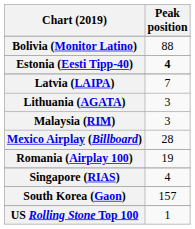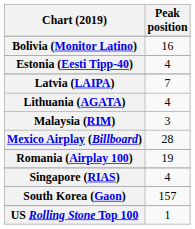(167, 45) 88 -> (167, 45) 16
(167, 64) bold -> (167, 64) normal
(167, 102) 3 -> (167, 102) 4
